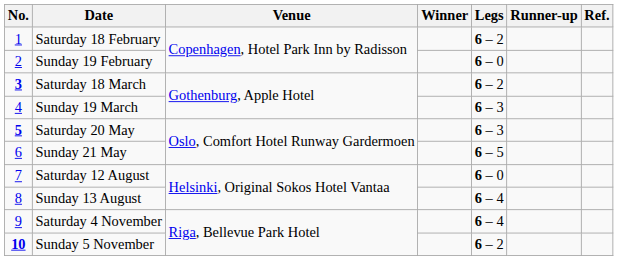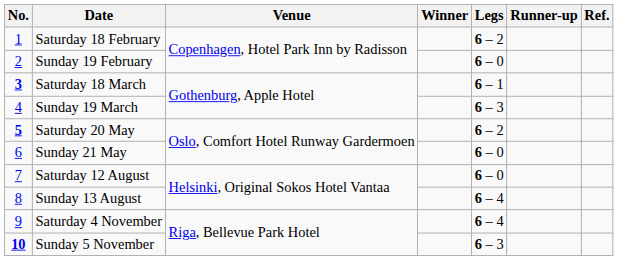(489, 84) 6 – 2 -> (489, 84) 6 – 1
(489, 130) 6 – 3 -> (489, 130) 6 – 2
(489, 152) 6 – 5 -> (489, 152) 6 – 0
(489, 244) 6 – 2 -> (489, 244) 6 – 3
